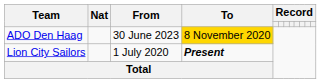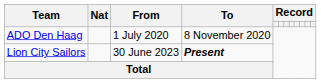(146, 35) 30 June 2023 -> (141, 35) 1 July 2020
(227, 35) gold background -> (227, 35) no background
(141, 52) 1 July 2020 -> (146, 52) 30 June 2023
